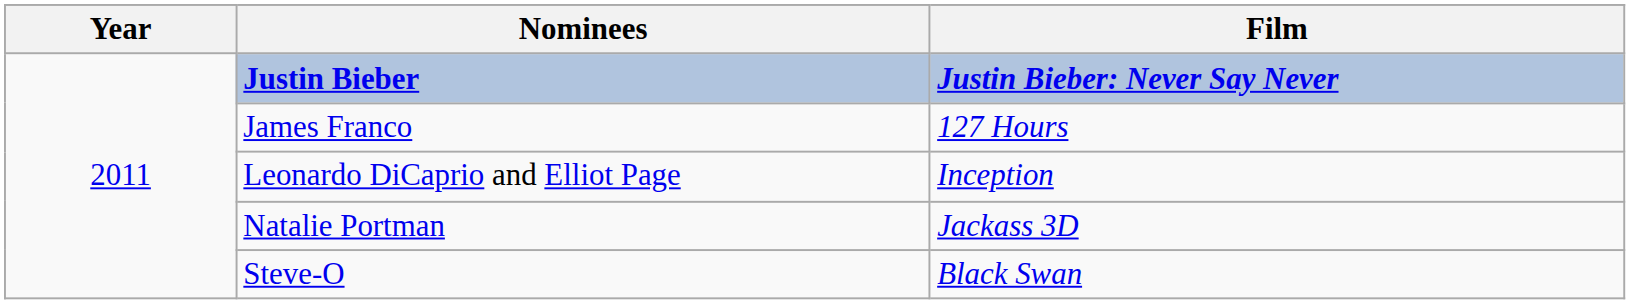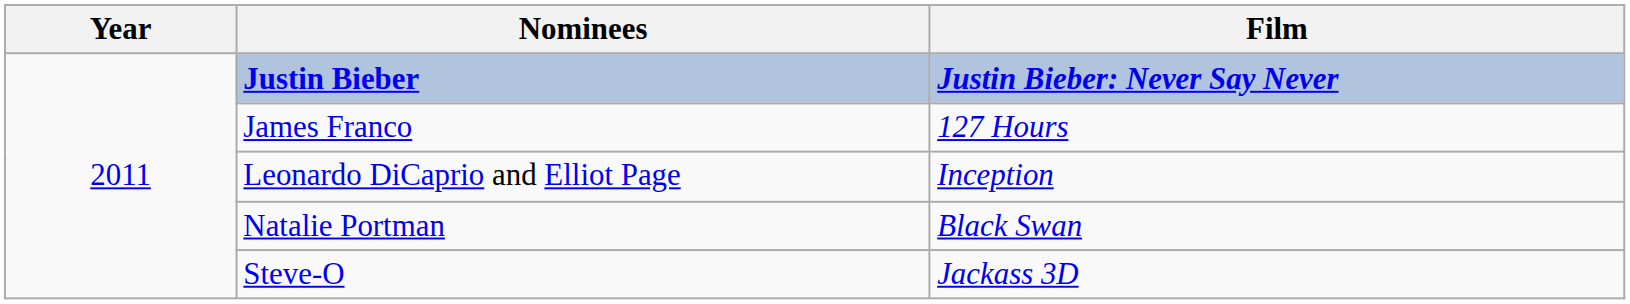(1008, 224) Jackass 3D -> (1010, 224) Black Swan
(1010, 273) Black Swan -> (1008, 273) Jackass 3D
